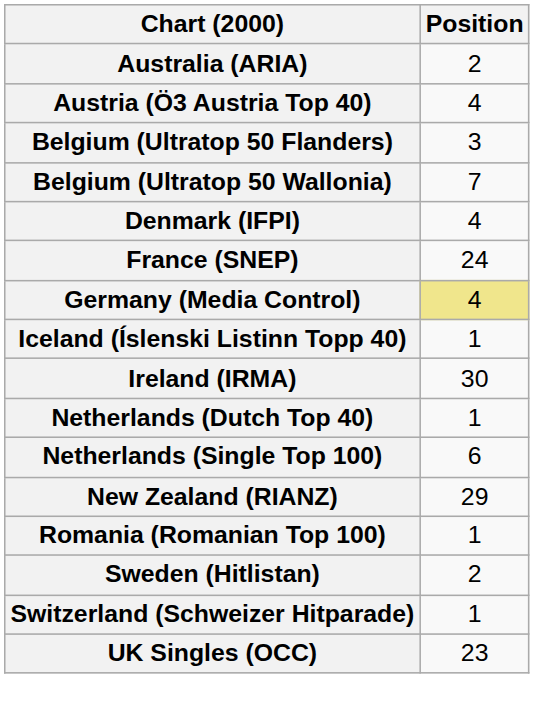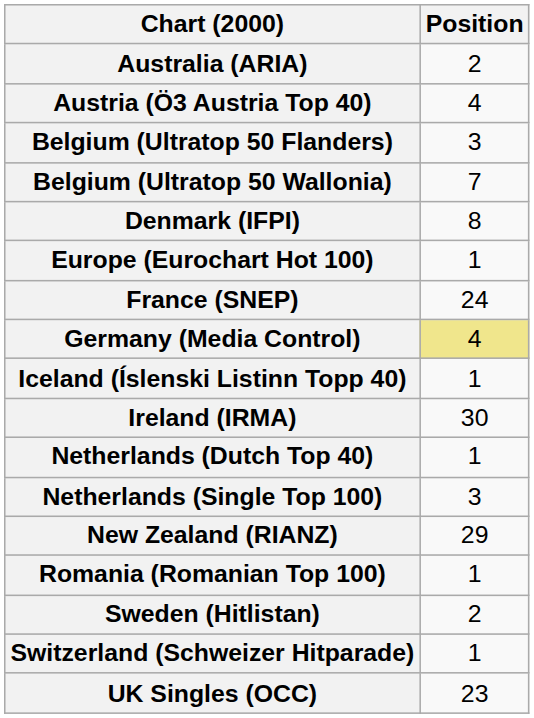(475, 220) 4 -> (475, 220) 8
+ row: (212, 260)
(475, 456) 6 -> (475, 496) 3
